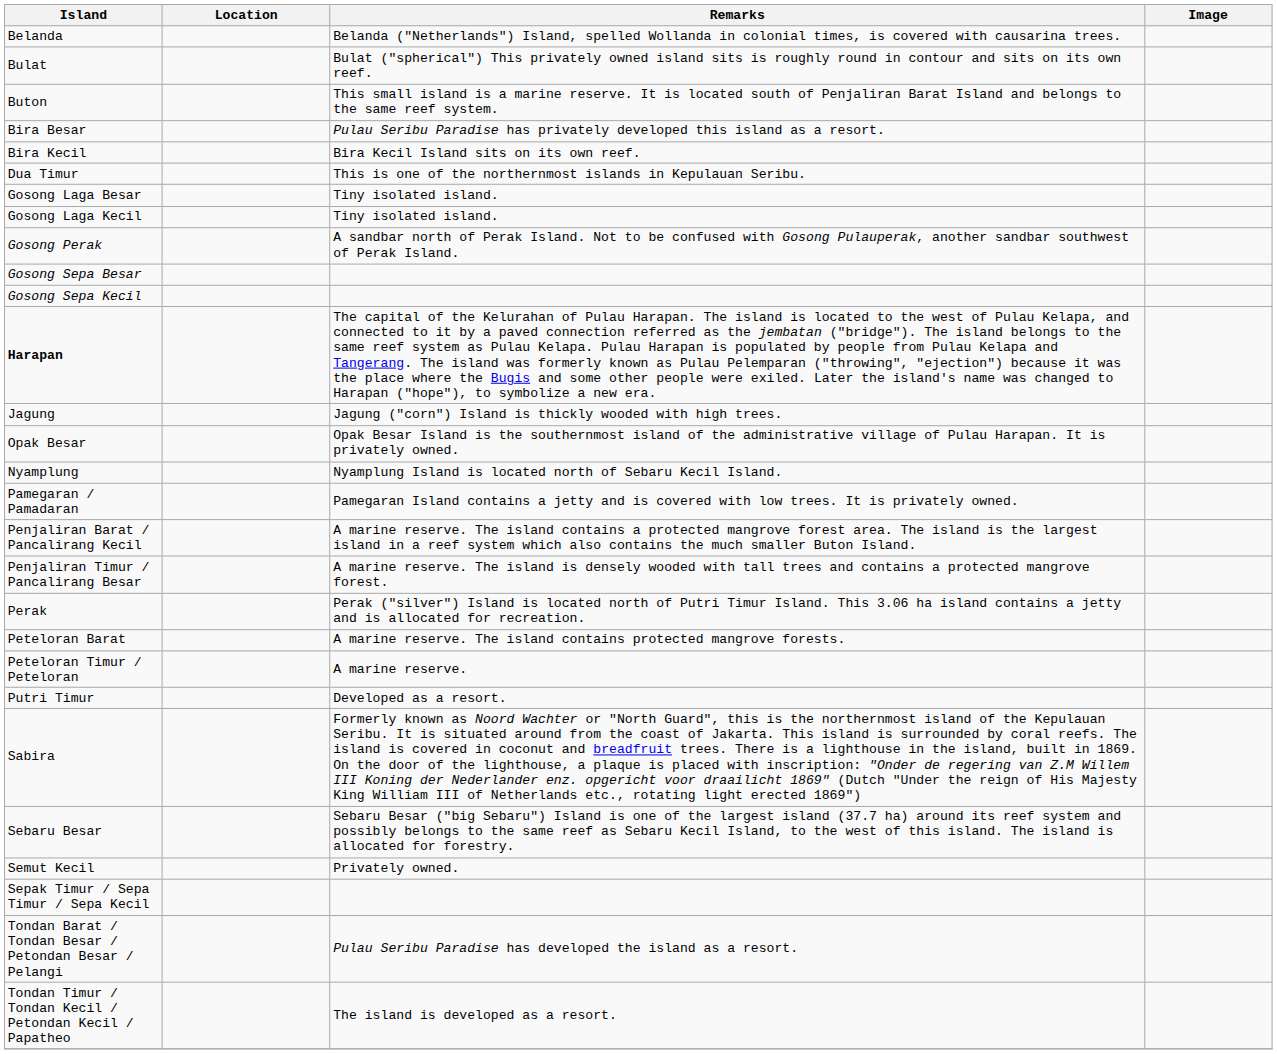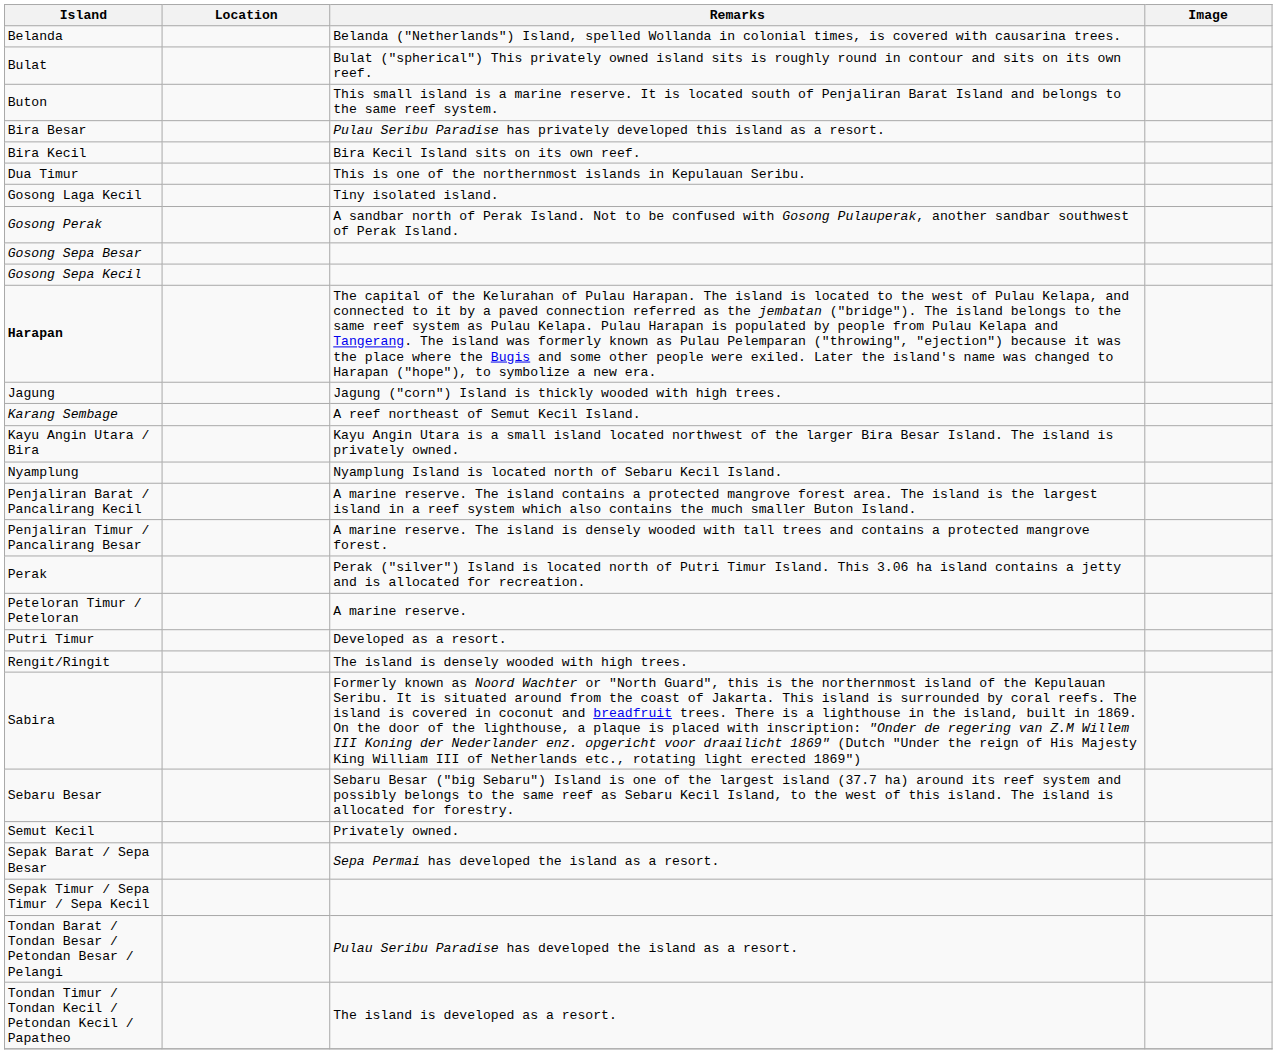- row: (75, 195)
+ row: (63, 415)
+ row: (79, 444)
- row: (47, 444)
- row: (51, 502)
- row: (67, 640)
+ row: (59, 662)
+ row: (79, 861)
